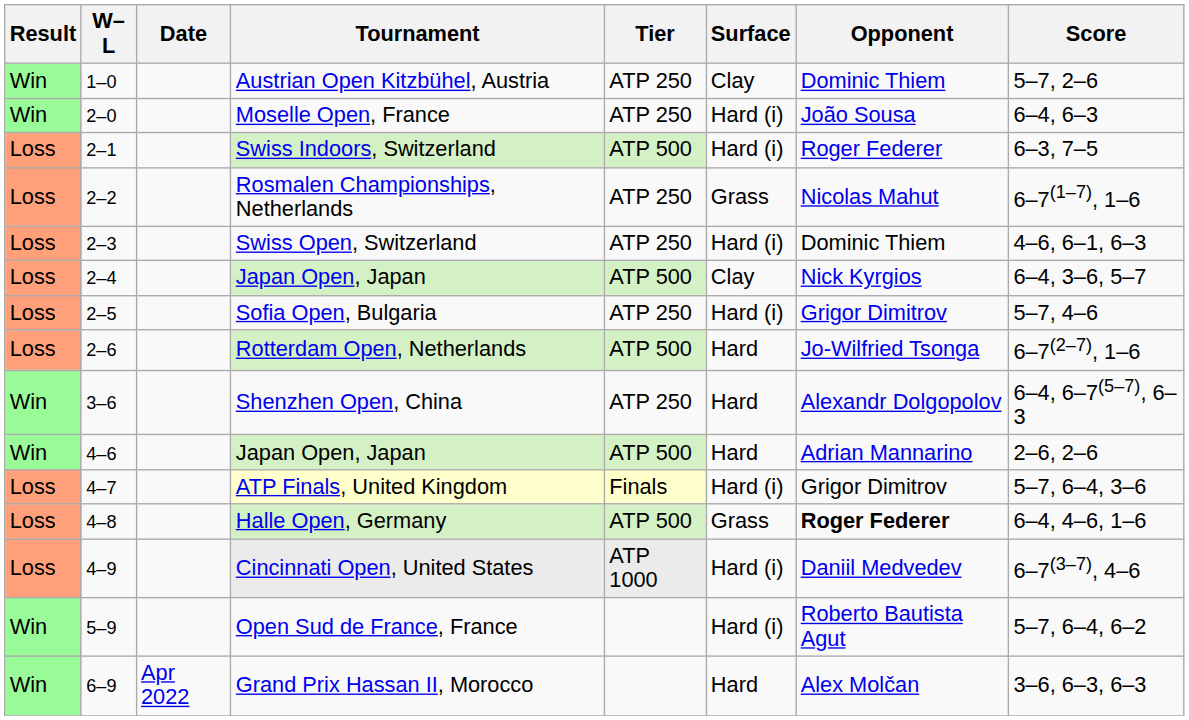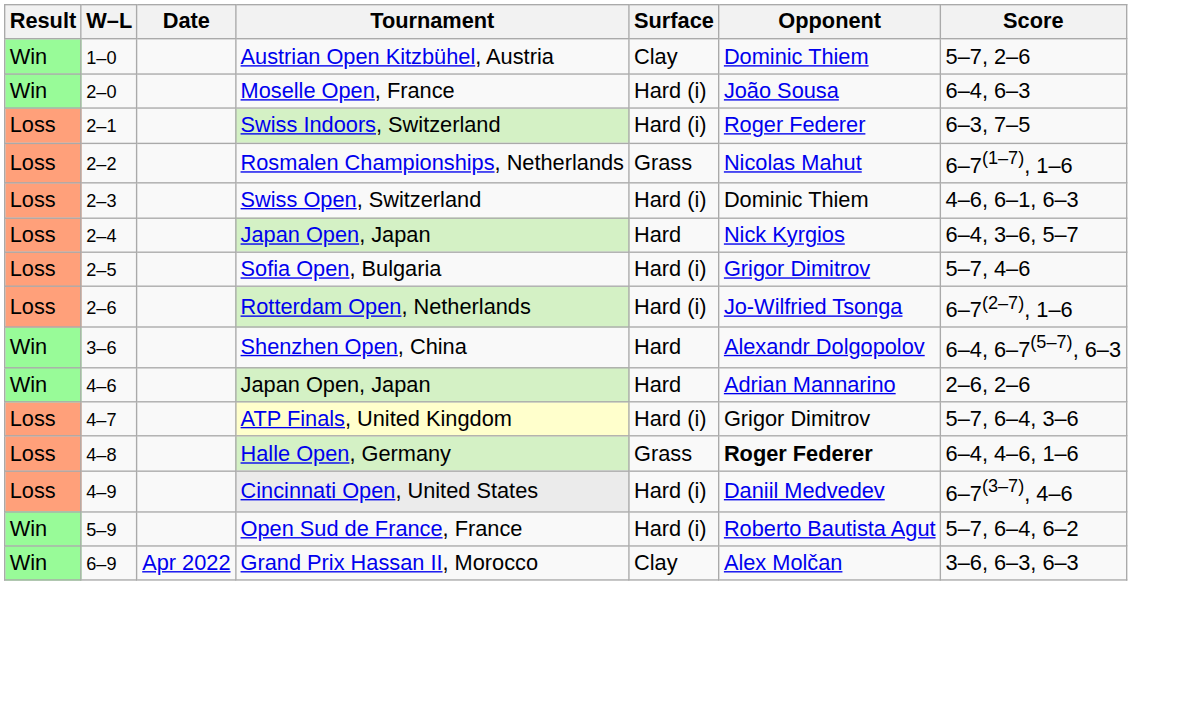- column: (655, 33)
(733, 277) Clay -> (658, 234) Hard
(734, 349) Hard -> (670, 306) Hard (i)
(734, 685) Hard -> (656, 562) Clay
